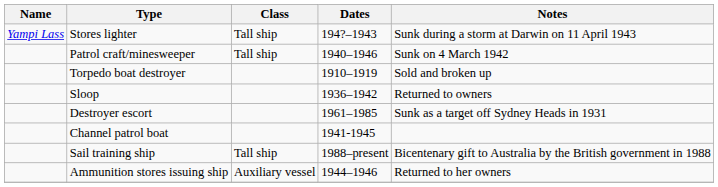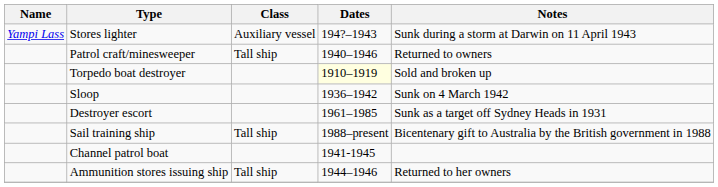(256, 34) Tall ship -> (275, 34) Auxiliary vessel
(451, 53) Sunk on 4 March 1942 -> (443, 53) Returned to owners
(349, 73) no background -> (349, 73) lightyellow background
(443, 93) Returned to owners -> (451, 93) Sunk on 4 March 1942
rows swapped: (119, 133) <-> (112, 152)
(275, 172) Auxiliary vessel -> (256, 172) Tall ship
